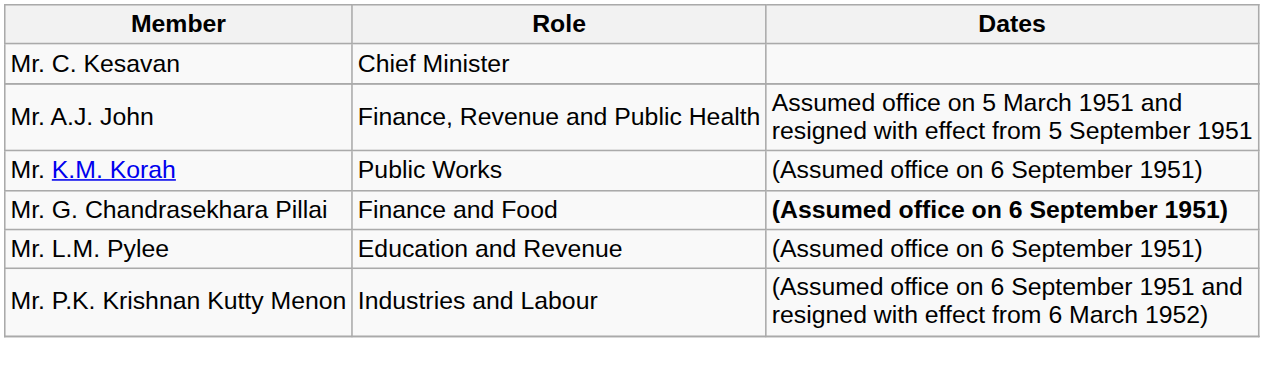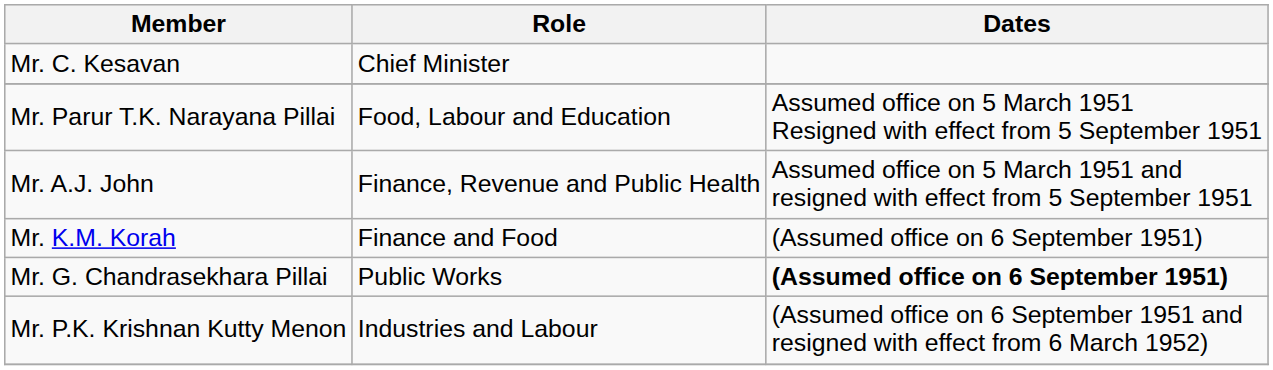+ row: (173, 116)
(430, 170) Public Works -> (458, 237) Finance and Food
(458, 209) Finance and Food -> (430, 276) Public Works
- row: (90, 248)
